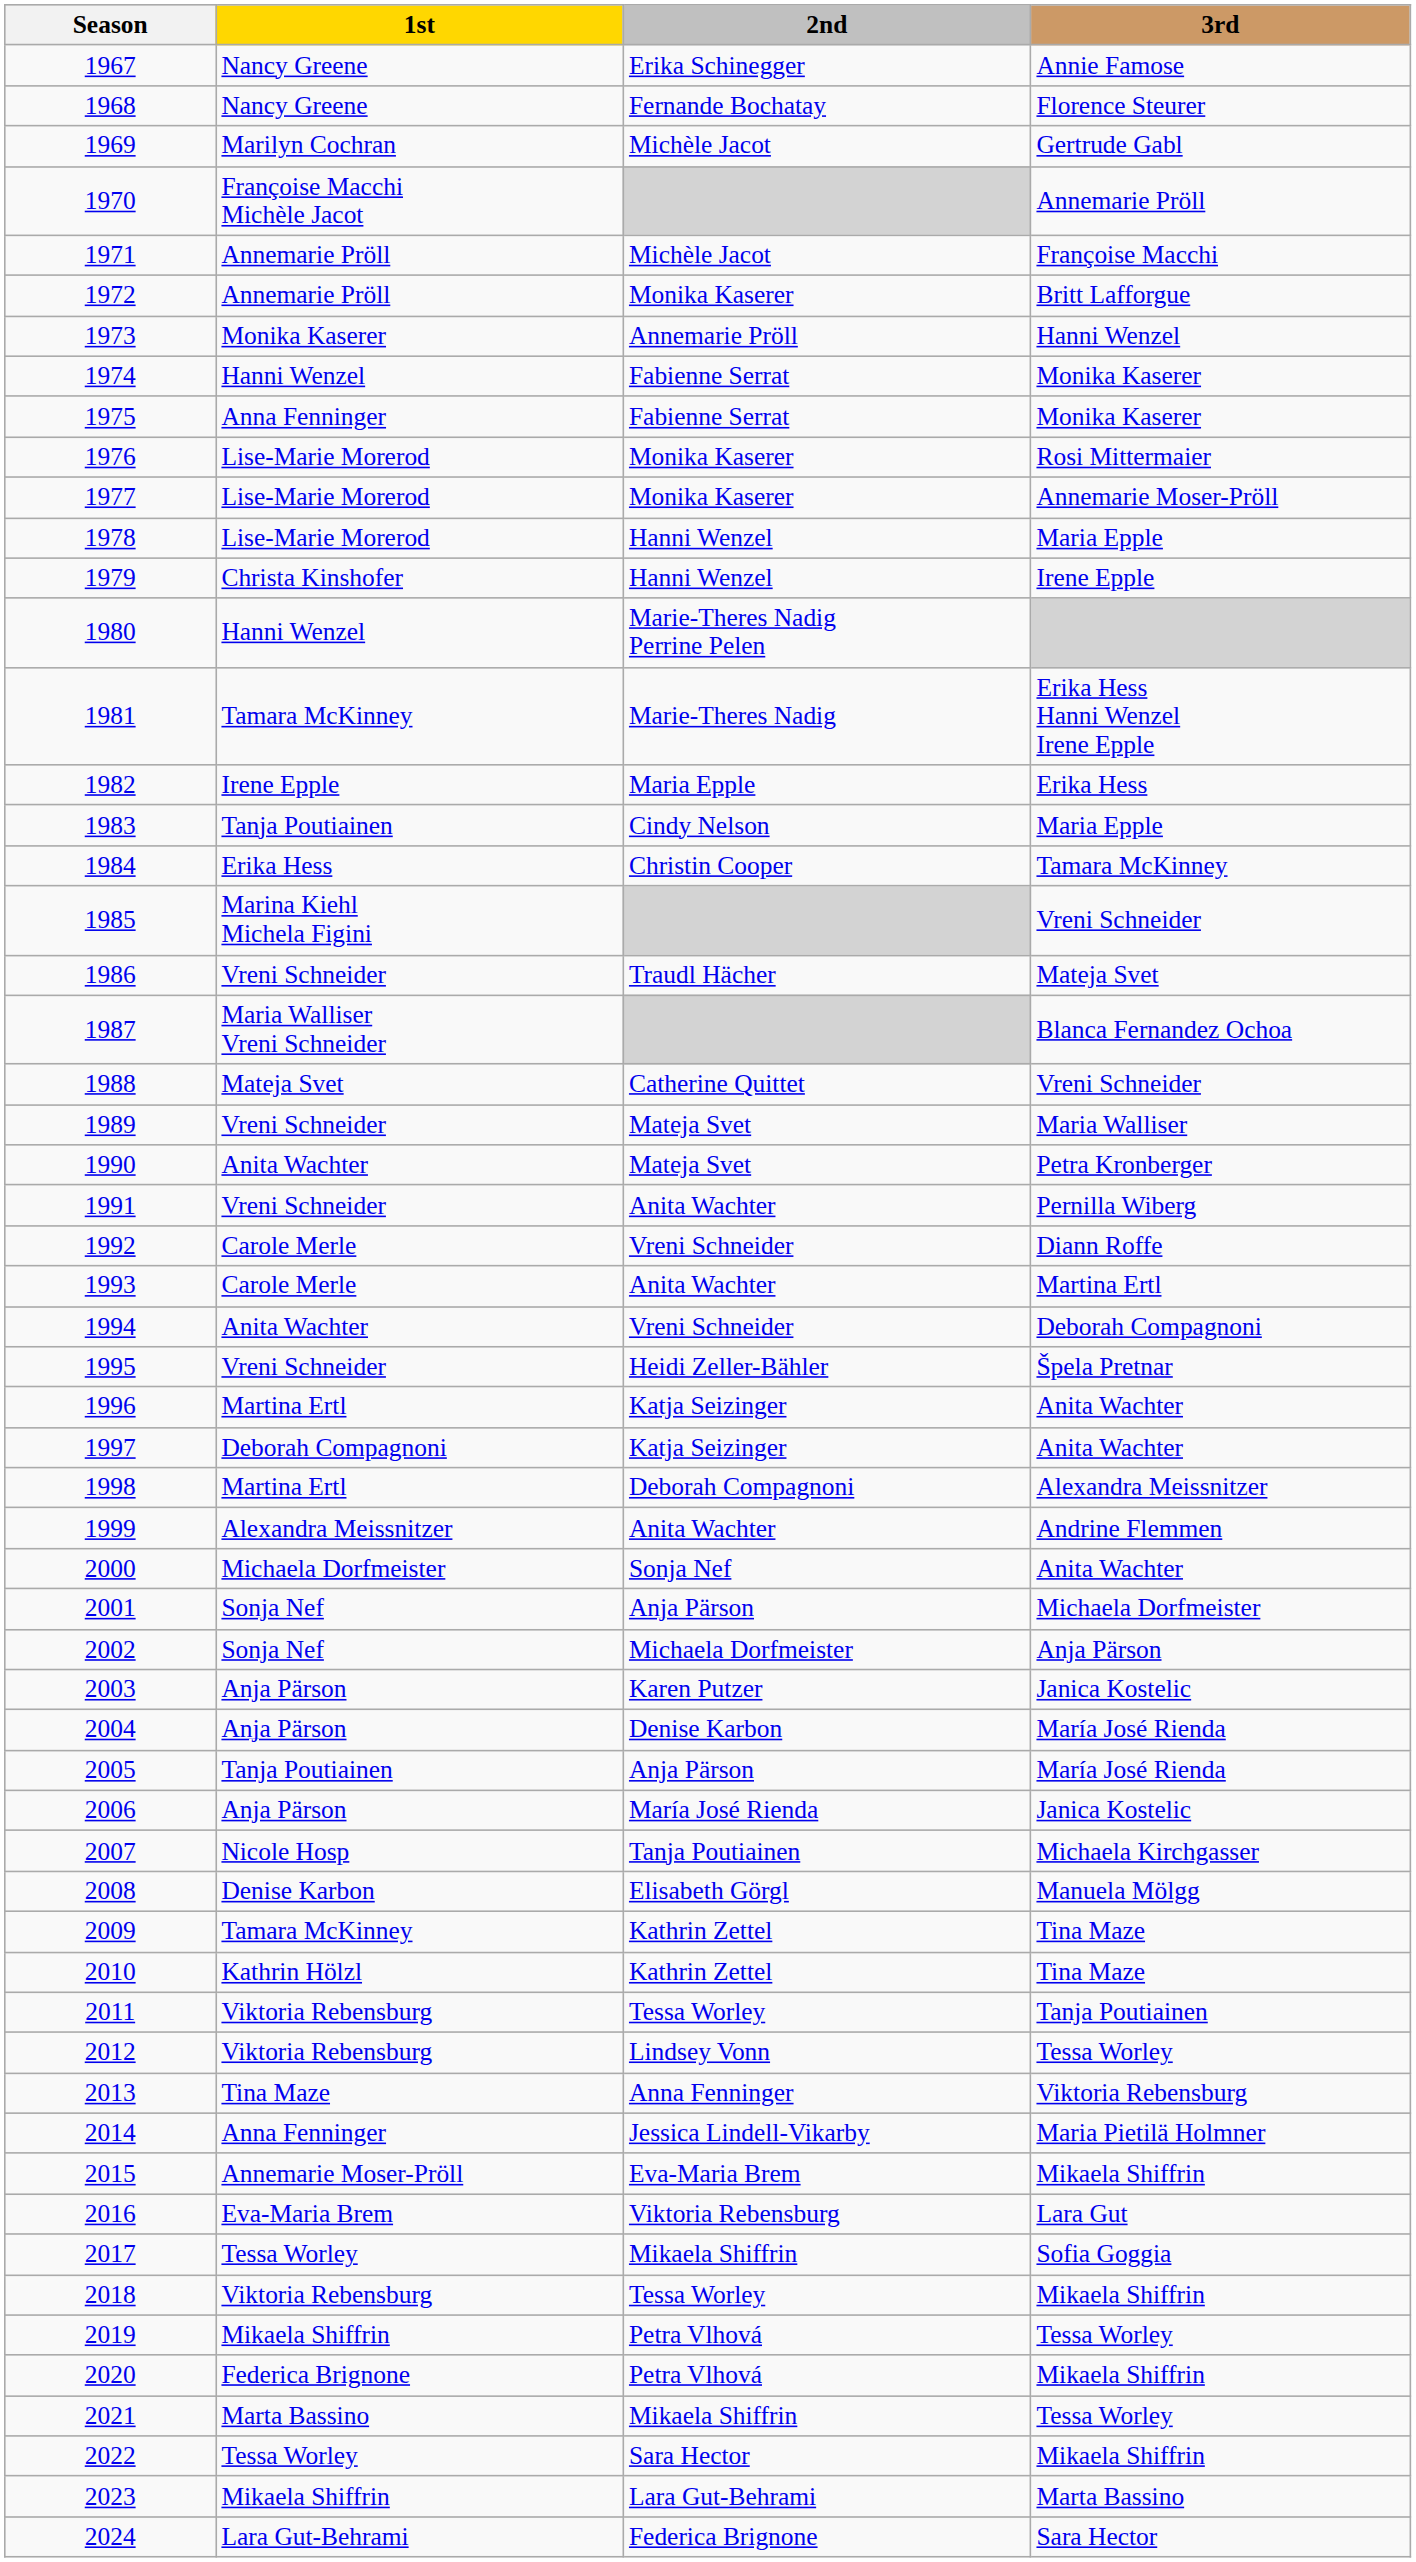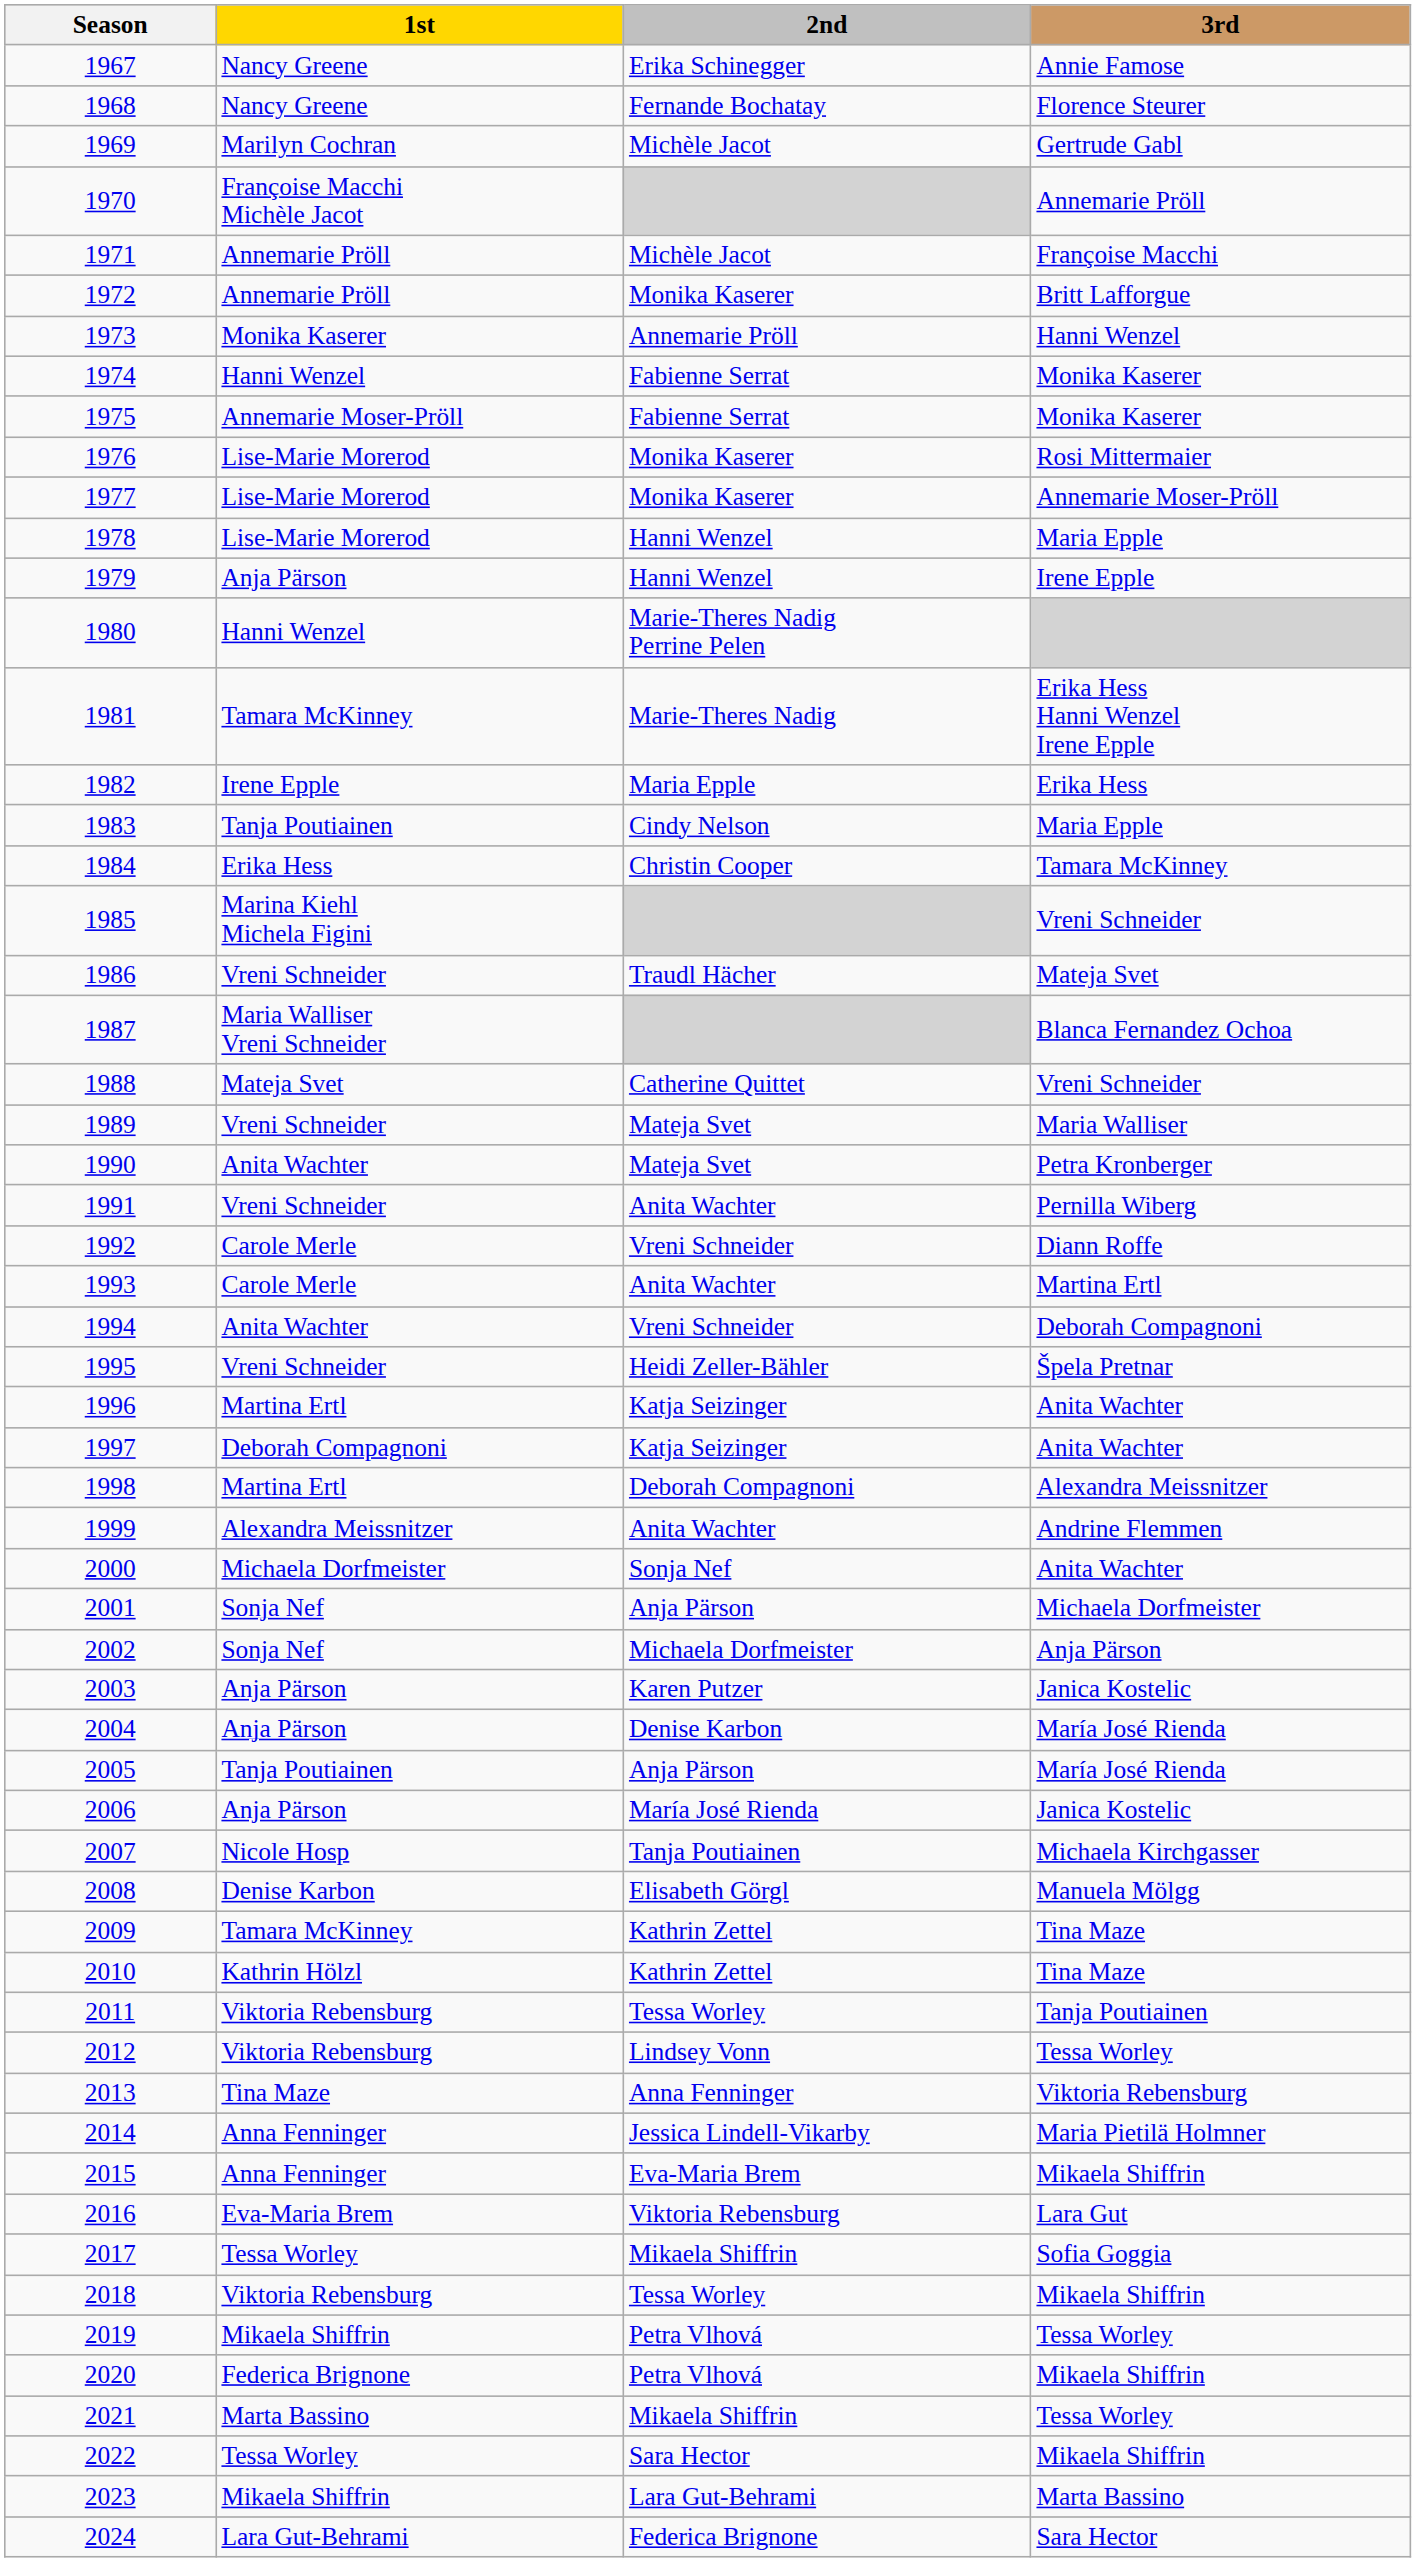(304, 416) Anna Fenninger -> (342, 416) Annemarie Moser-Pröll
(312, 577) Christa Kinshofer -> (284, 577) Anja Pärson
(342, 2173) Annemarie Moser-Pröll -> (304, 2173) Anna Fenninger
